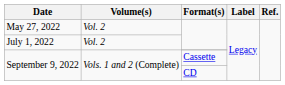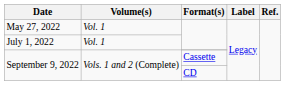(94, 27) Vol. 2 -> (94, 27) Vol. 1
(94, 42) Vol. 2 -> (94, 42) Vol. 1
